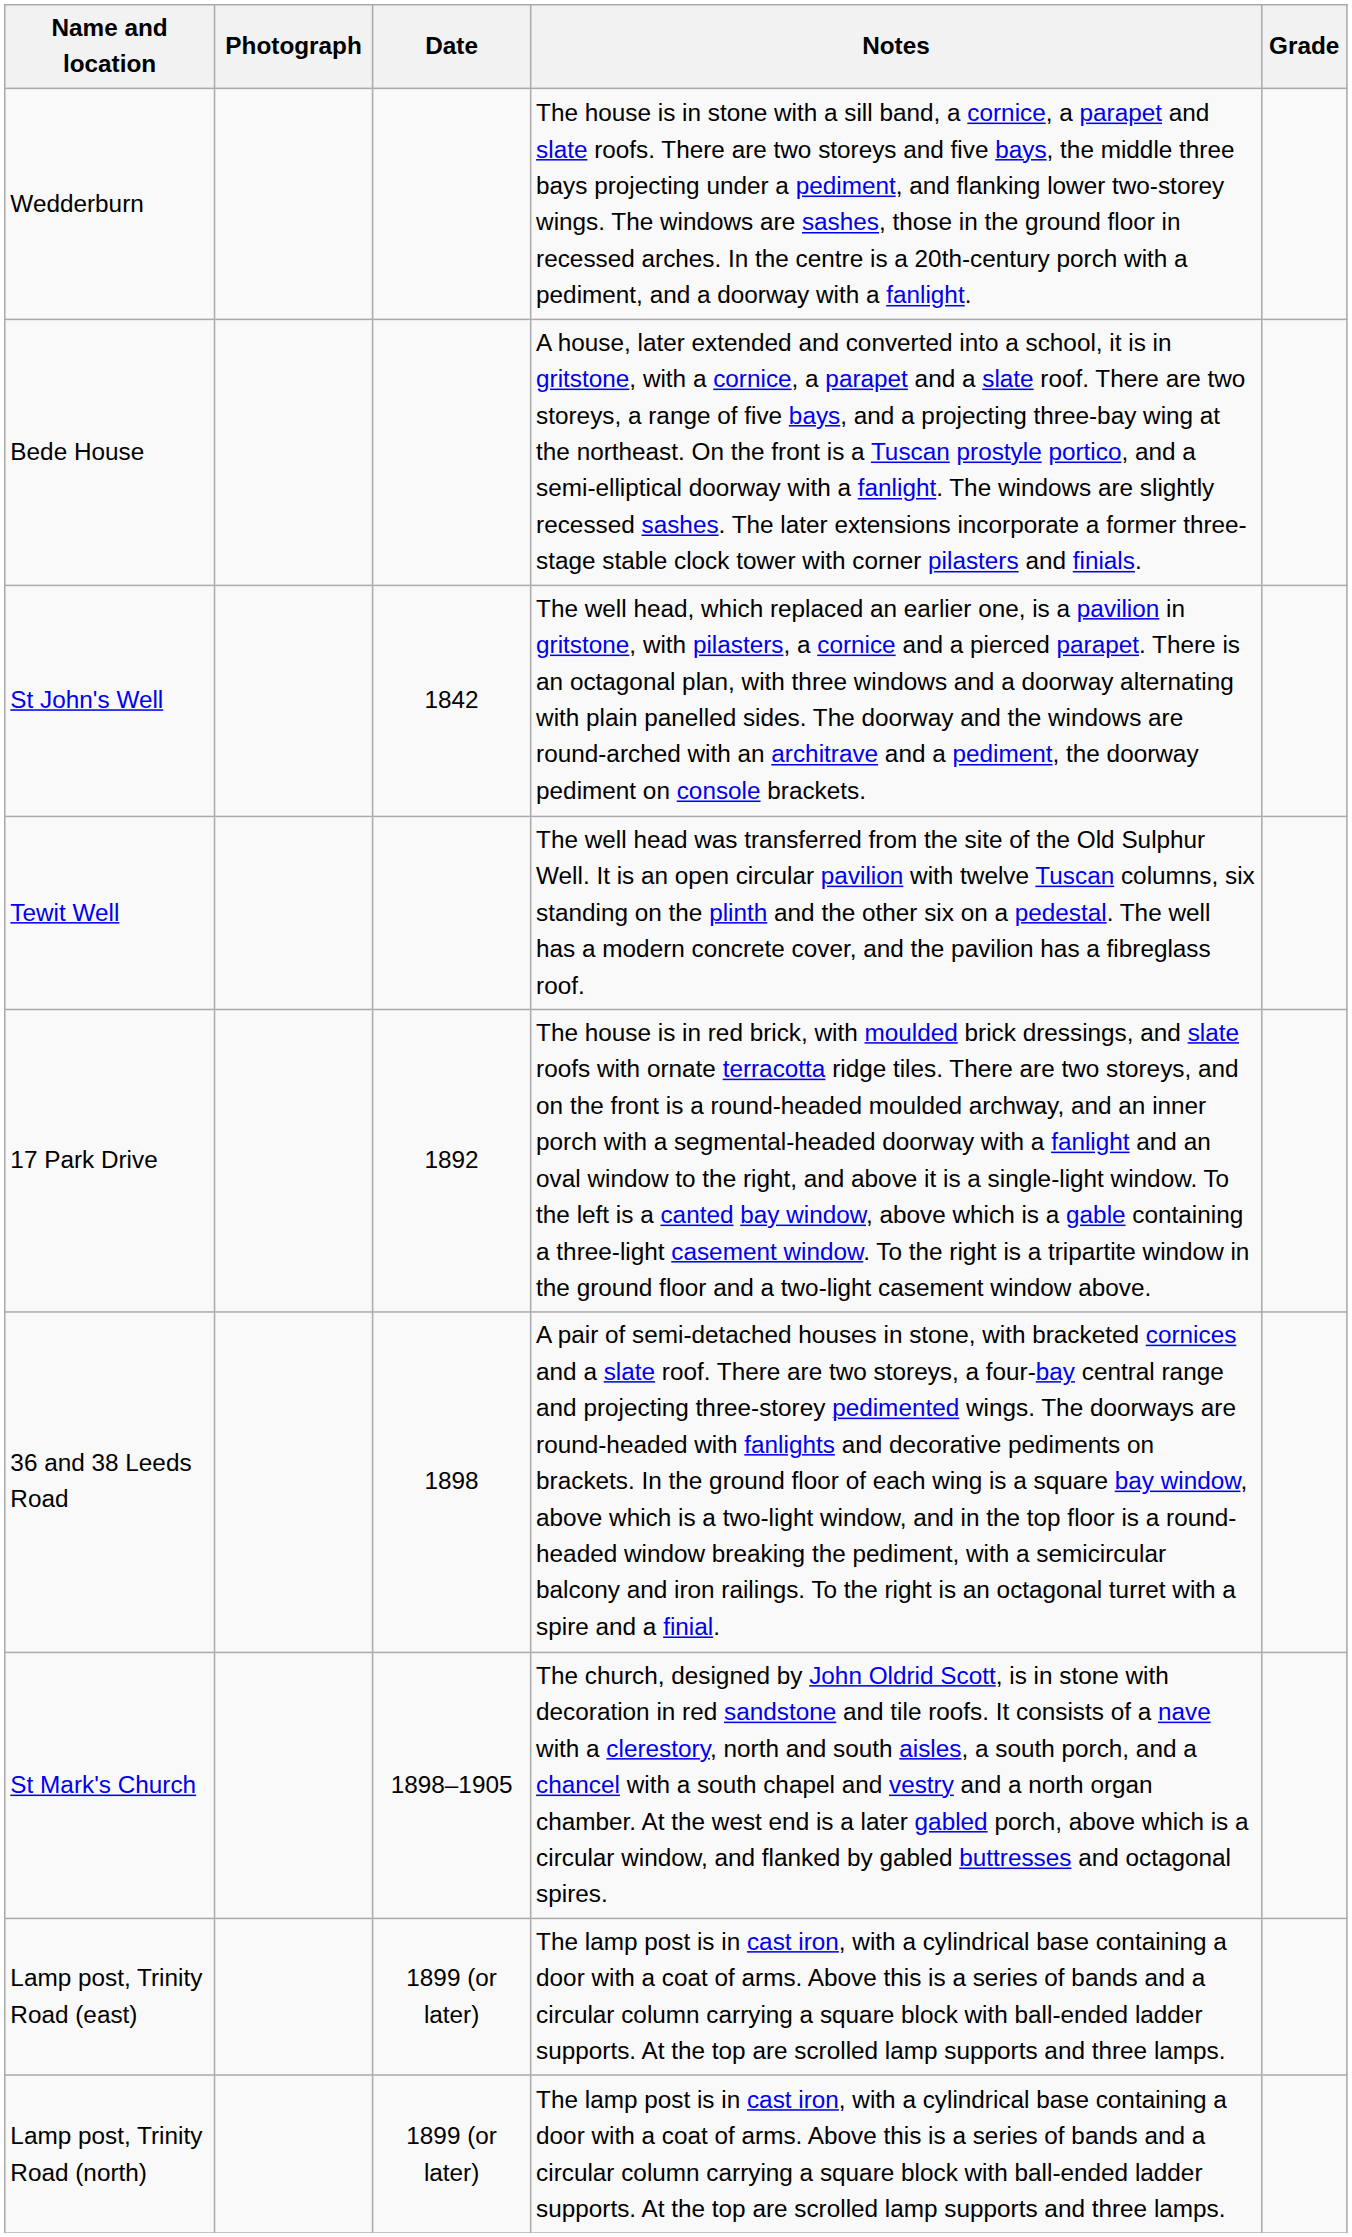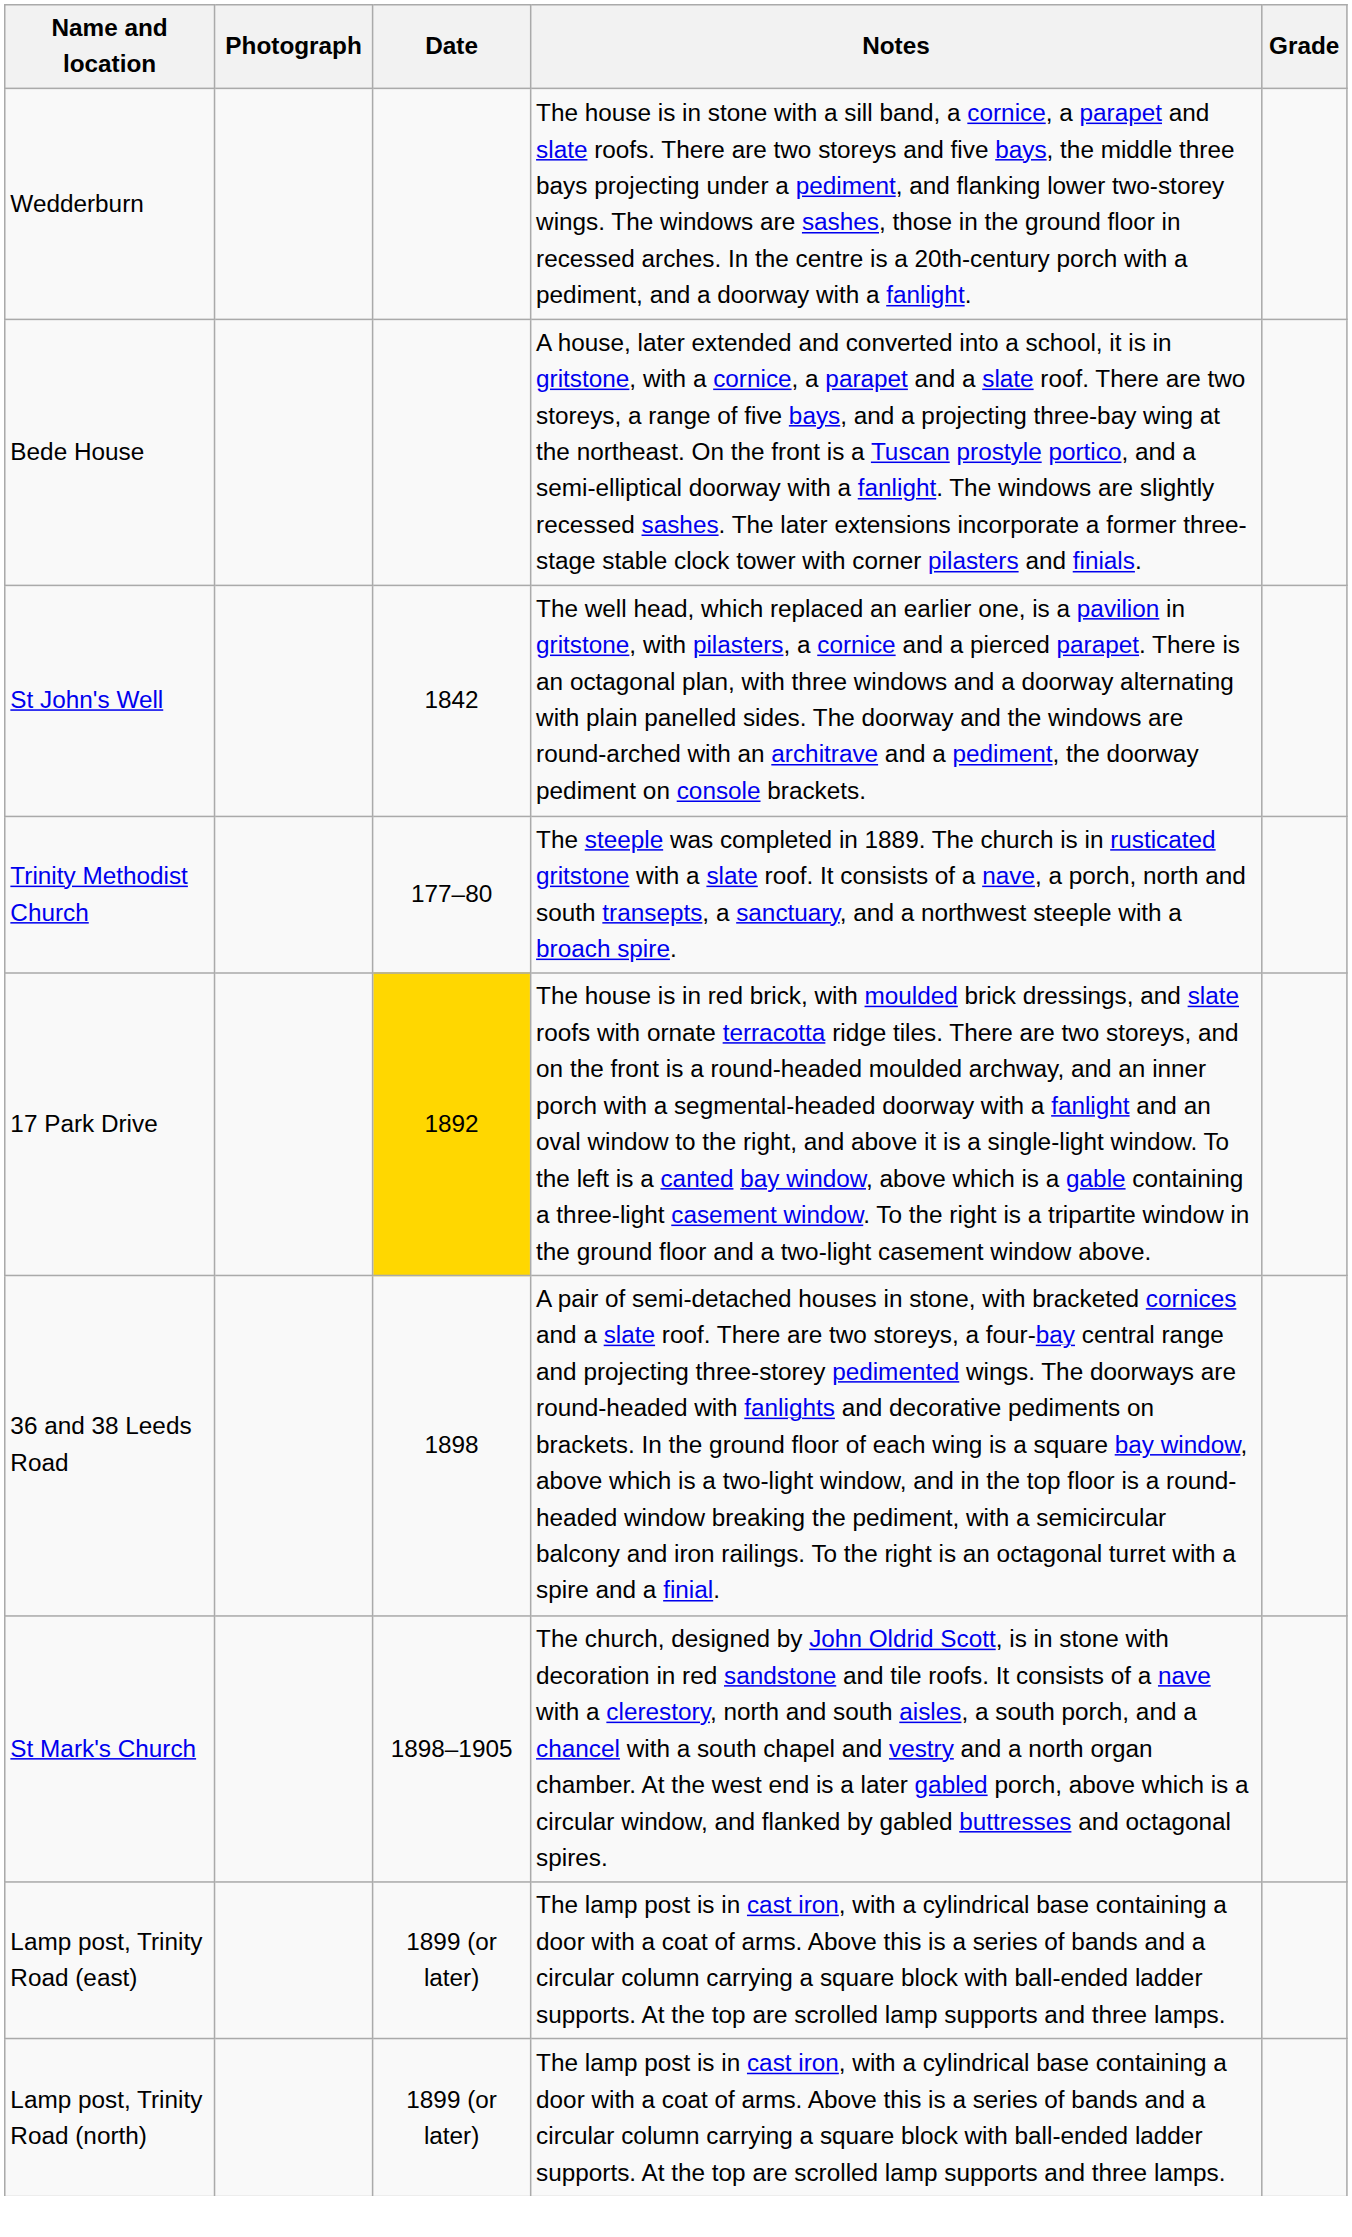- row: (65, 912)
+ row: (99, 893)
(452, 1160) no background -> (452, 1124) gold background
